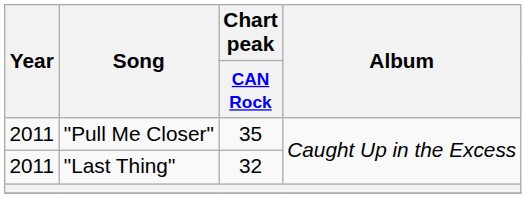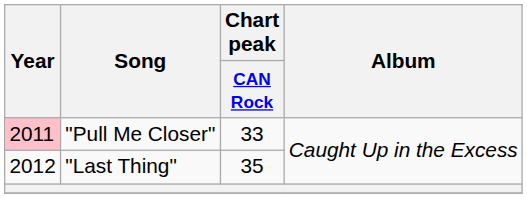(32, 133) no background -> (32, 133) pink background
(251, 133) 35 -> (252, 133) 33
(32, 166) 2011 -> (33, 166) 2012
(251, 166) 32 -> (252, 166) 35
